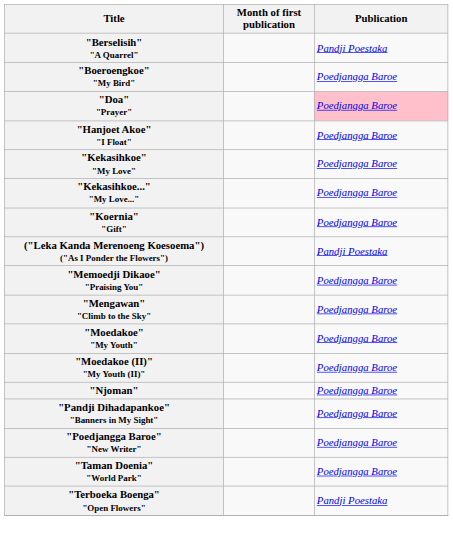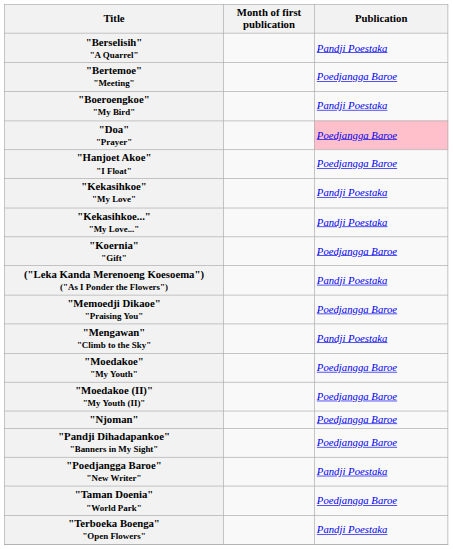+ row: (114, 77)
(357, 77) Poedjangga Baroe -> (352, 106) Pandji Poestaka
(357, 164) Poedjangga Baroe -> (352, 193) Pandji Poestaka
(357, 193) Poedjangga Baroe -> (352, 222) Pandji Poestaka
(357, 309) Poedjangga Baroe -> (352, 338) Pandji Poestaka
(357, 442) Poedjangga Baroe -> (352, 471) Pandji Poestaka
